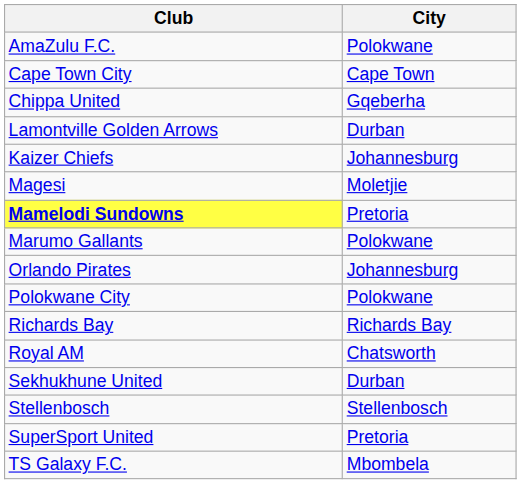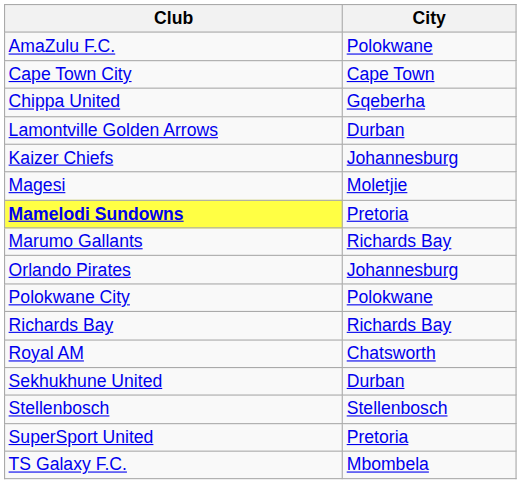(390, 241) Polokwane -> (399, 241) Richards Bay
